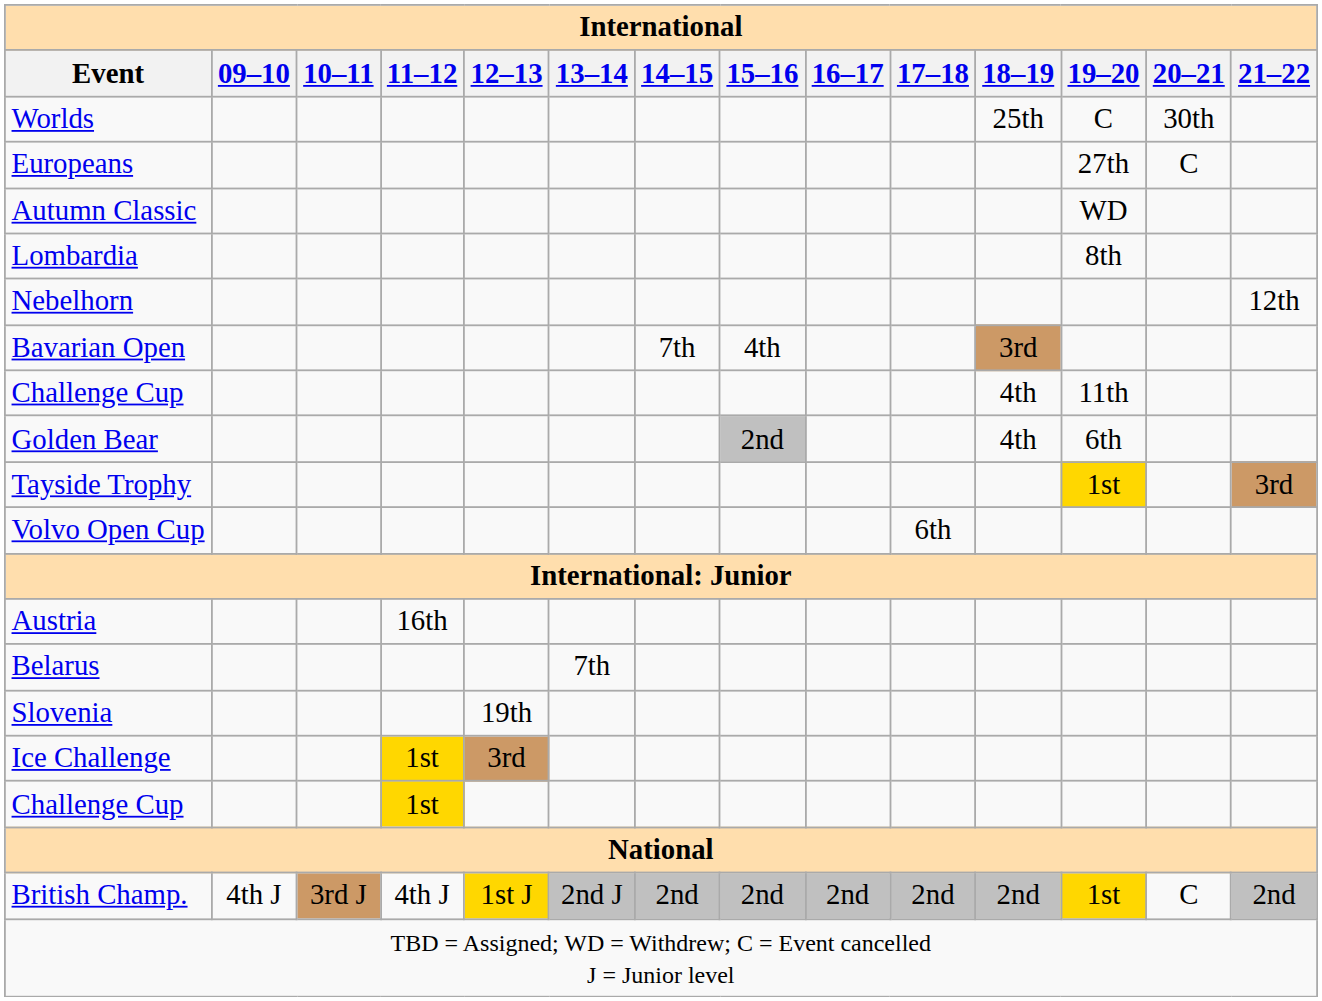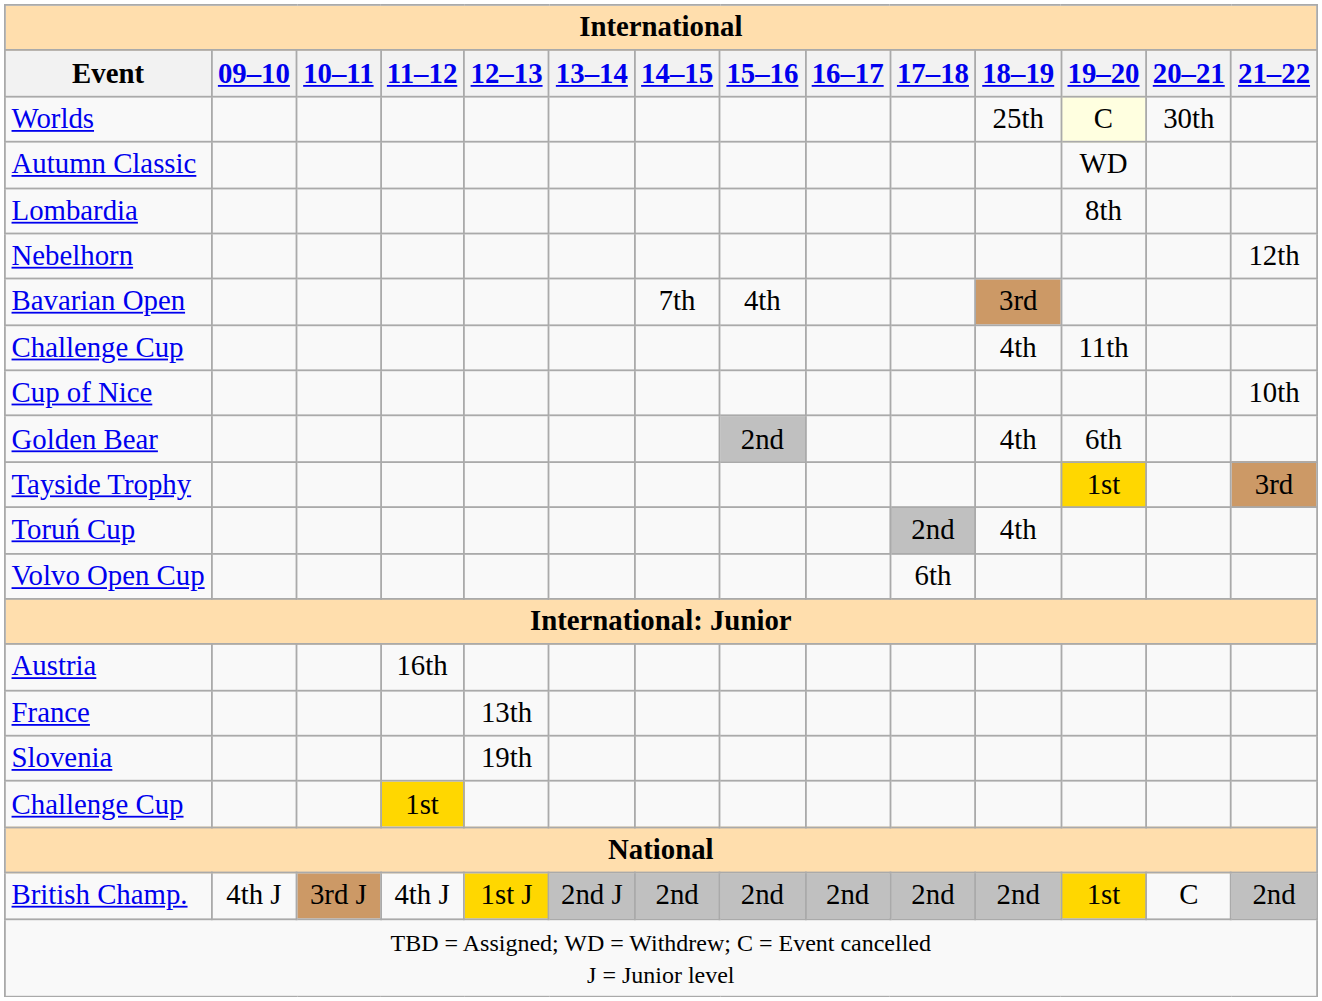(1103, 118) no background -> (1103, 118) lightyellow background
- row: (72, 164)
+ row: (82, 392)
+ row: (73, 529)
- row: (56, 666)
+ row: (51, 712)
- row: (91, 758)
